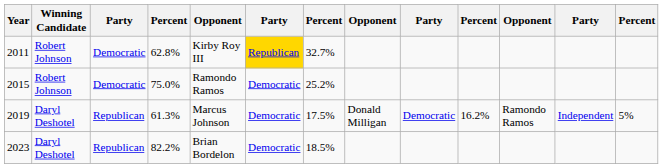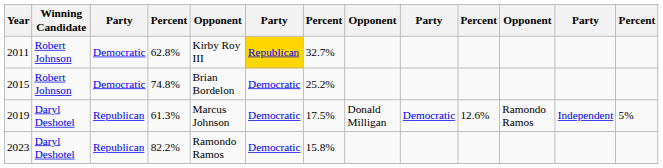(165, 84) 75.0% -> (165, 84) 74.8%
(214, 84) Ramondo Ramos -> (214, 84) Brian Bordelon
(475, 116) 16.2% -> (475, 116) 12.6%
(214, 147) Brian Bordelon -> (214, 147) Ramondo Ramos
(320, 147) 18.5% -> (320, 147) 15.8%
